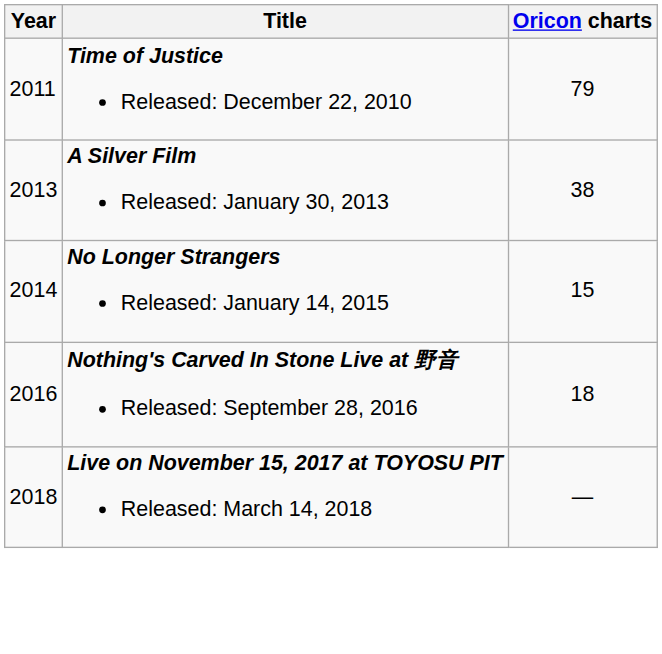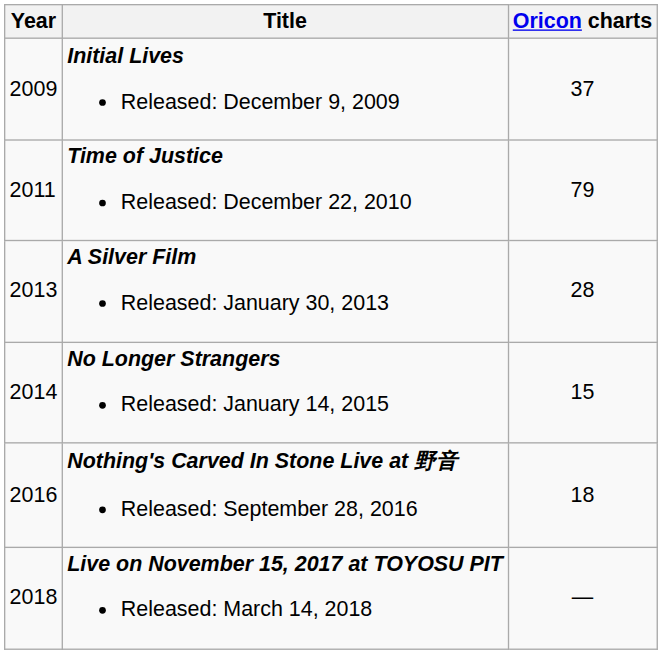+ row: (285, 78)
(582, 190) 38 -> (582, 291) 28
